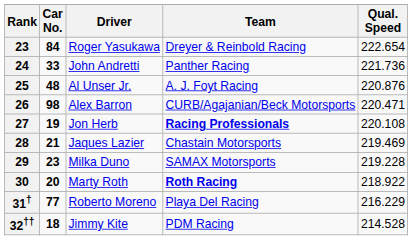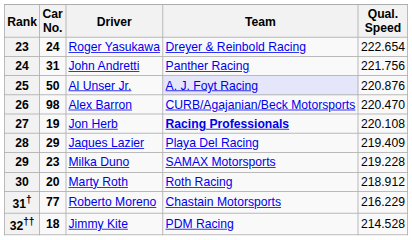(53, 47) 84 -> (53, 47) 24
(53, 66) 33 -> (53, 66) 31
(383, 66) 221.736 -> (383, 66) 221.756
(53, 86) 48 -> (53, 86) 50
(212, 86) no background -> (212, 86) lavender background
(383, 105) 220.471 -> (383, 105) 220.470
(53, 143) 21 -> (53, 143) 29
(223, 143) Chastain Motorsports -> (212, 143) Playa Del Racing
(383, 143) 219.469 -> (383, 143) 219.409
(201, 182) bold -> (199, 182) normal
(383, 182) 218.922 -> (383, 182) 218.912
(212, 202) Playa Del Racing -> (223, 202) Chastain Motorsports
